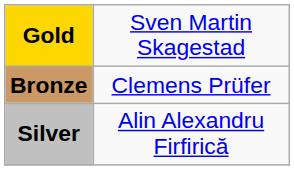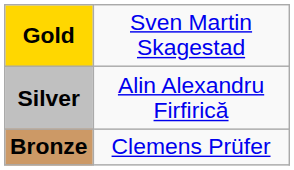rows swapped: (49, 133) <-> (49, 84)
